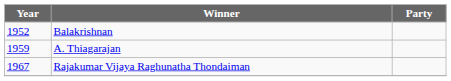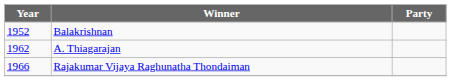(18, 48) 1959 -> (18, 48) 1962
(18, 66) 1967 -> (18, 66) 1966
